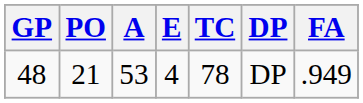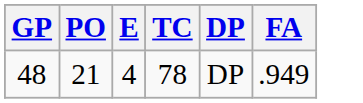- column: (134, 27)
